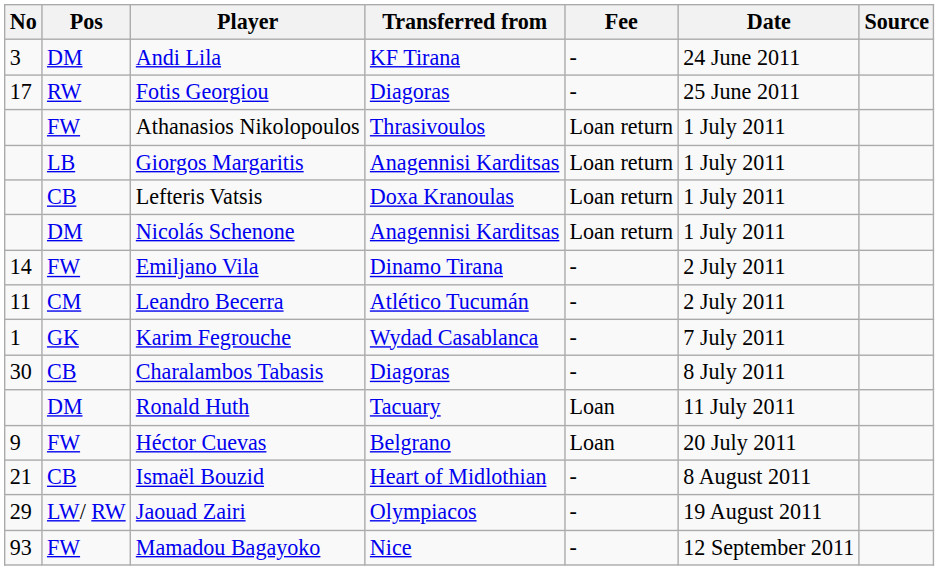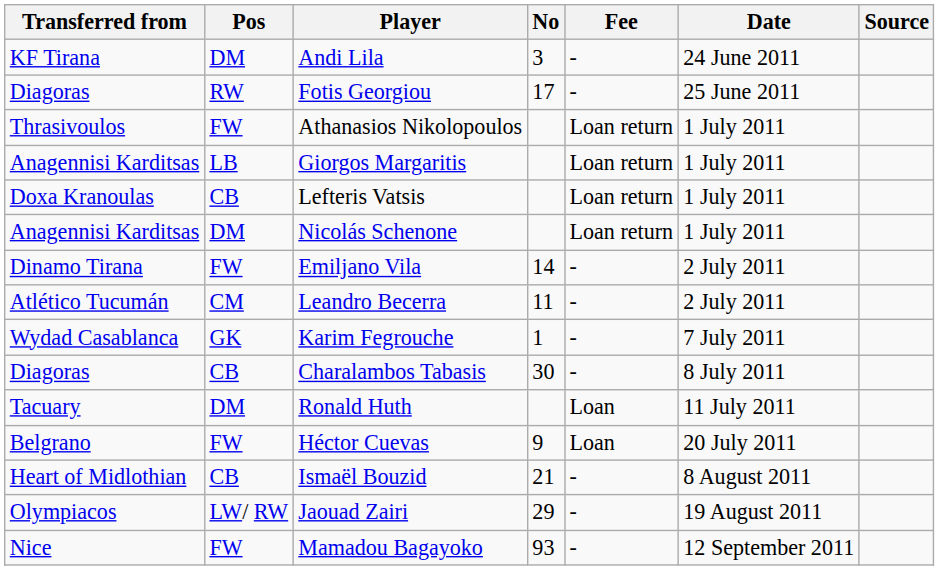columns swapped: (23, 22) <-> (465, 22)
